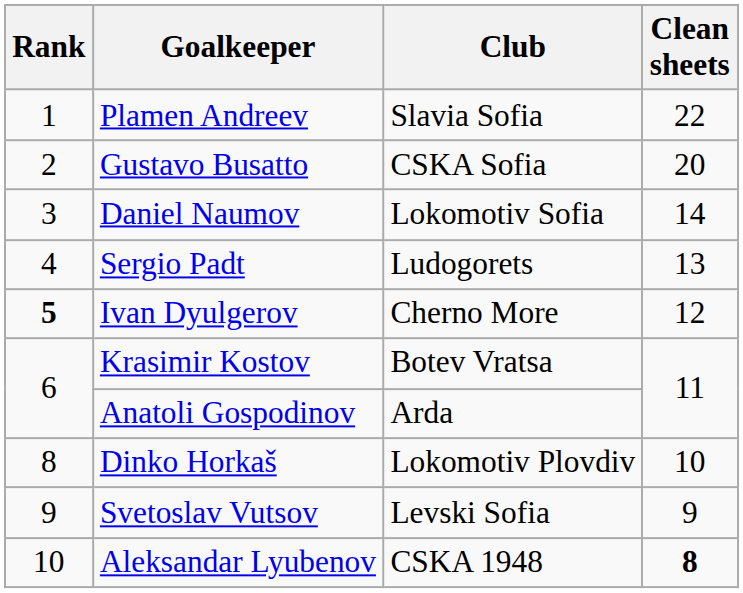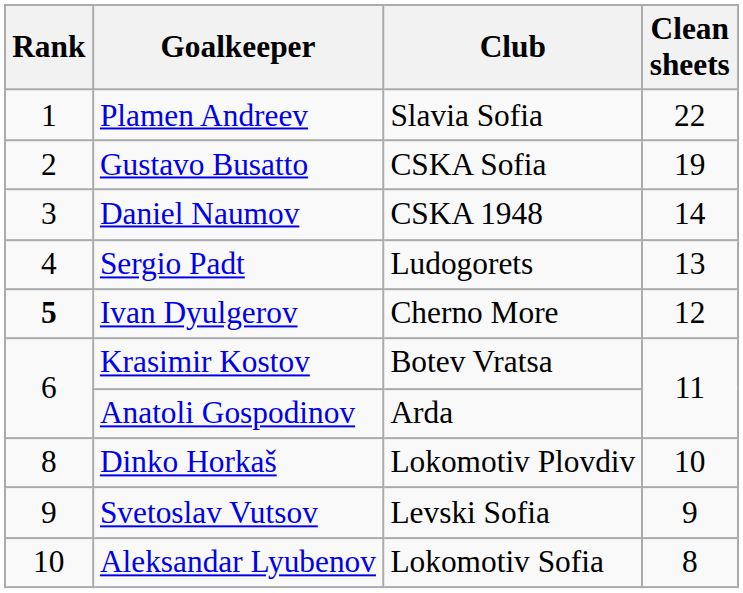(690, 164) 20 -> (690, 164) 19
(497, 213) Lokomotiv Sofia -> (467, 213) CSKA 1948
(467, 561) CSKA 1948 -> (497, 561) Lokomotiv Sofia
(690, 561) bold -> (690, 561) normal
